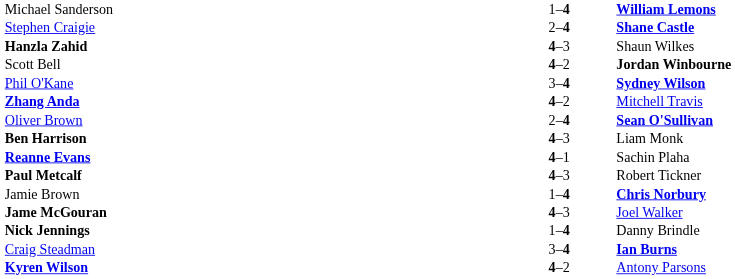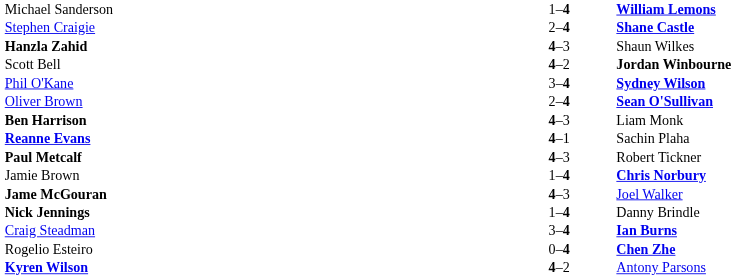- row: (42, 101)
+ row: (49, 249)
